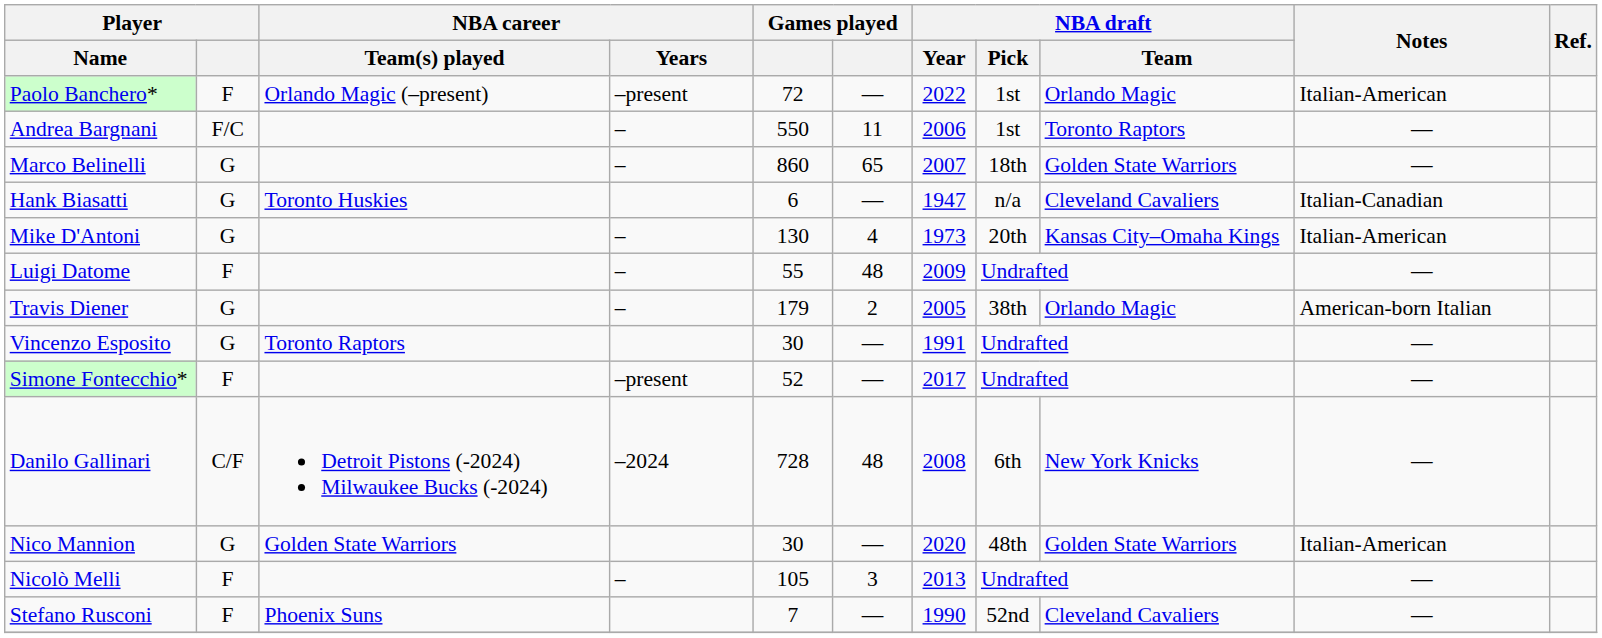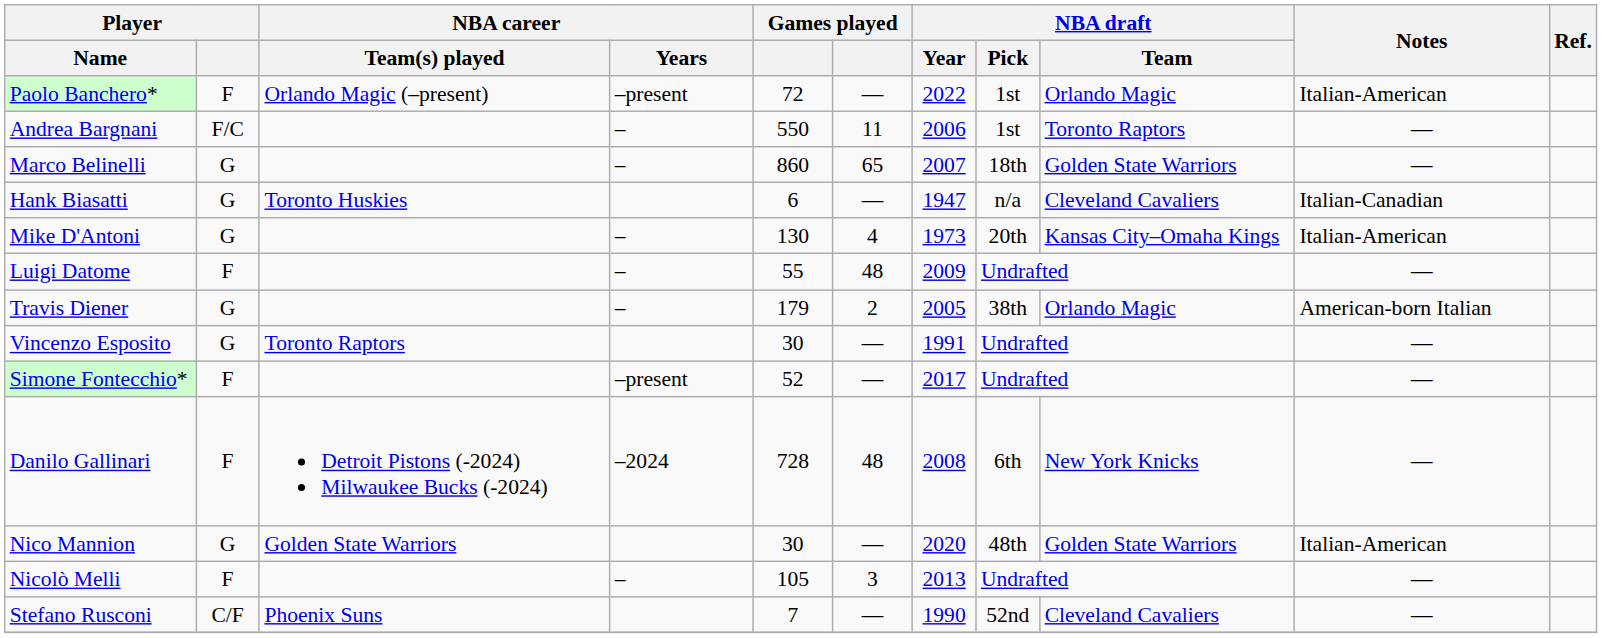(228, 461) C/F -> (228, 461) F
(228, 614) F -> (228, 614) C/F
